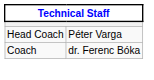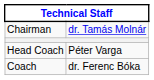+ row: (29, 30)
